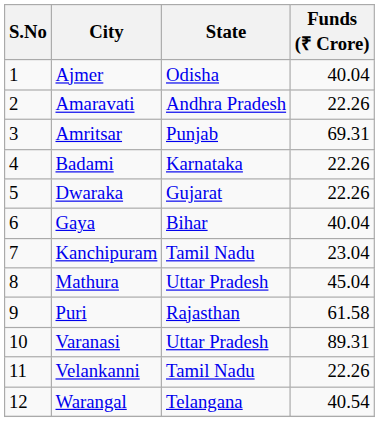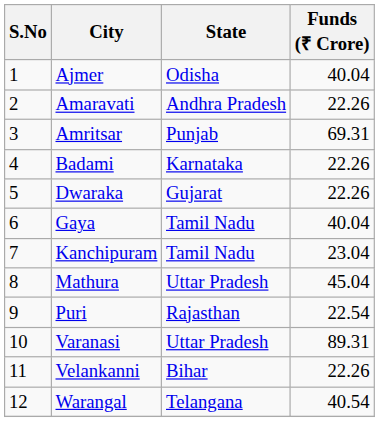(187, 223) Bihar -> (210, 223) Tamil Nadu
(348, 312) 61.58 -> (348, 312) 22.54
(210, 371) Tamil Nadu -> (187, 371) Bihar
